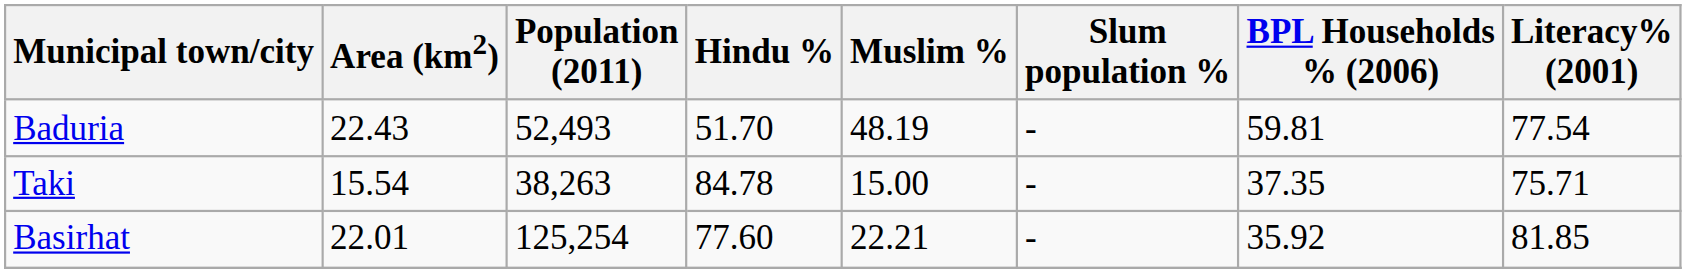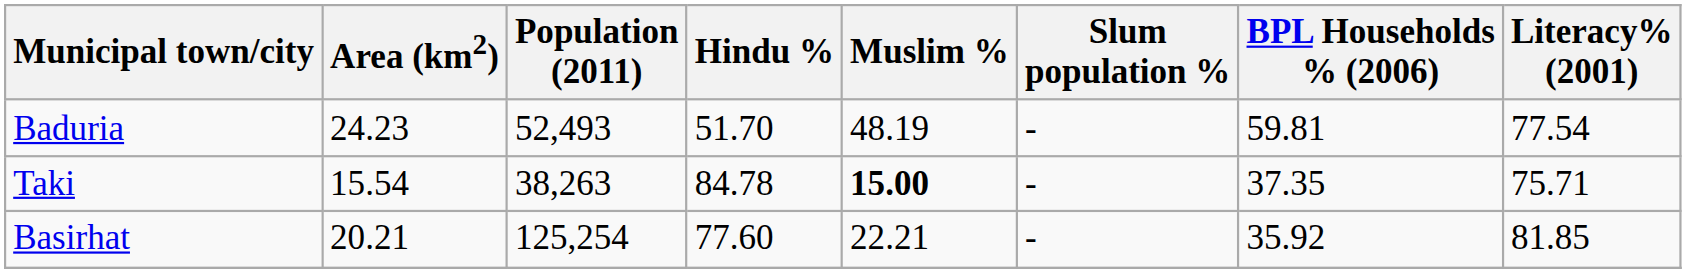(370, 127) 22.43 -> (370, 127) 24.23
(890, 182) normal -> (890, 182) bold
(370, 238) 22.01 -> (370, 238) 20.21
